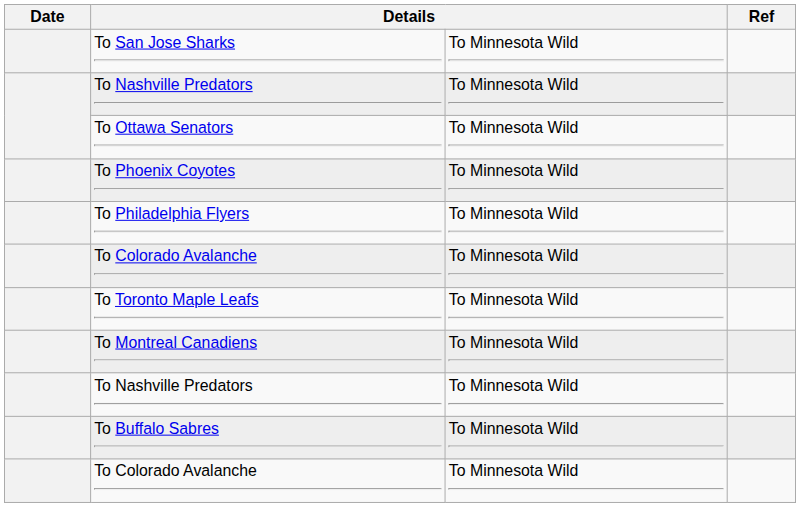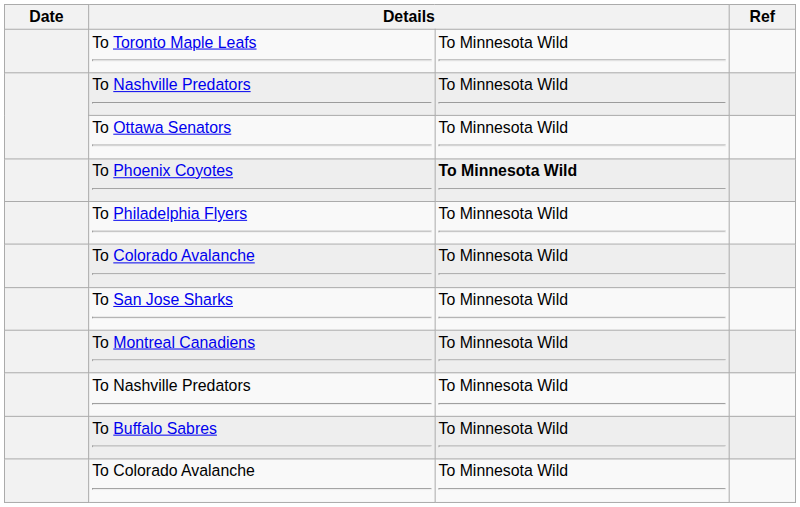rows swapped: (48, 309) <-> (48, 51)
(586, 176) normal -> (582, 176) bold
